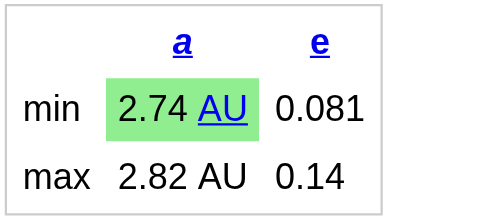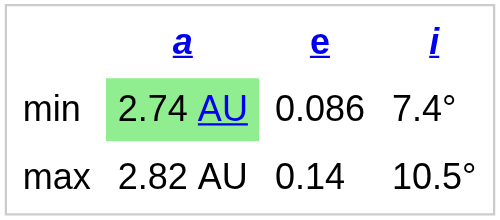+ column: (434, 41)
(320, 109) 0.081 -> (320, 109) 0.086
